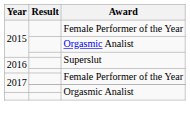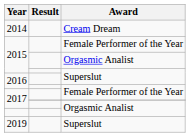+ row: (17, 28)
+ row: (17, 124)
